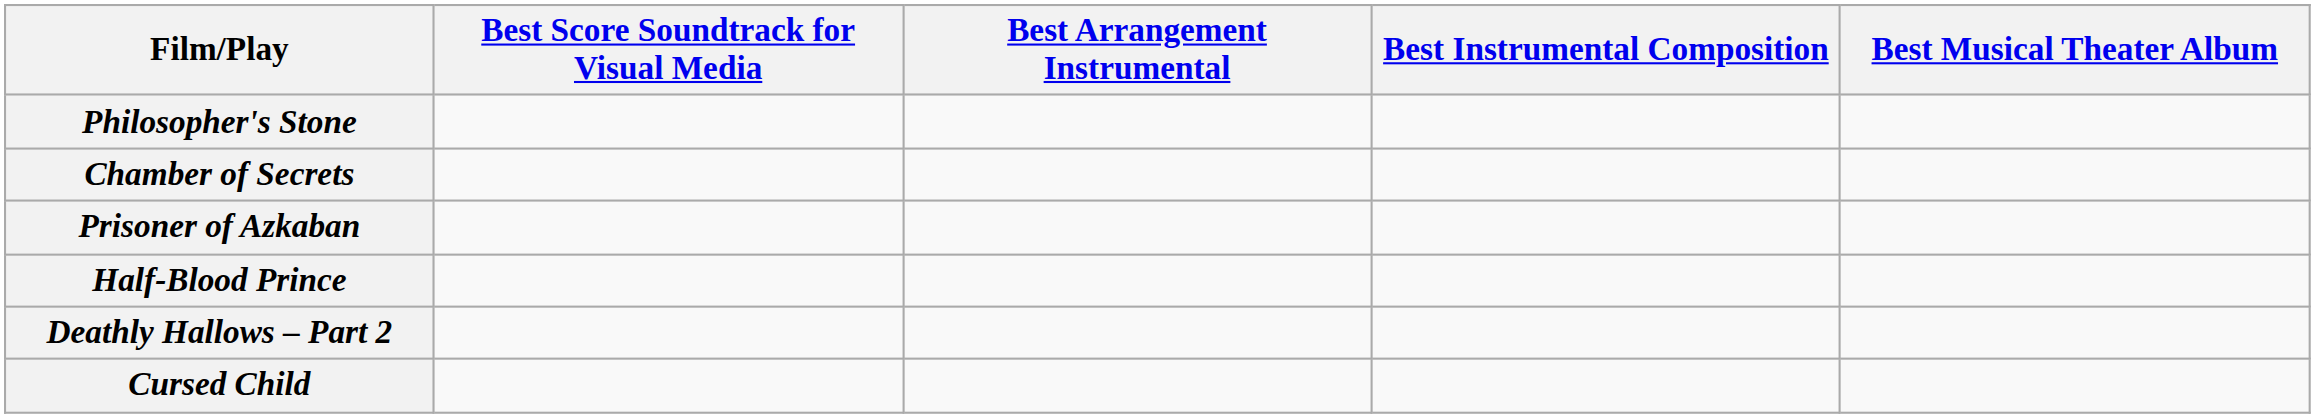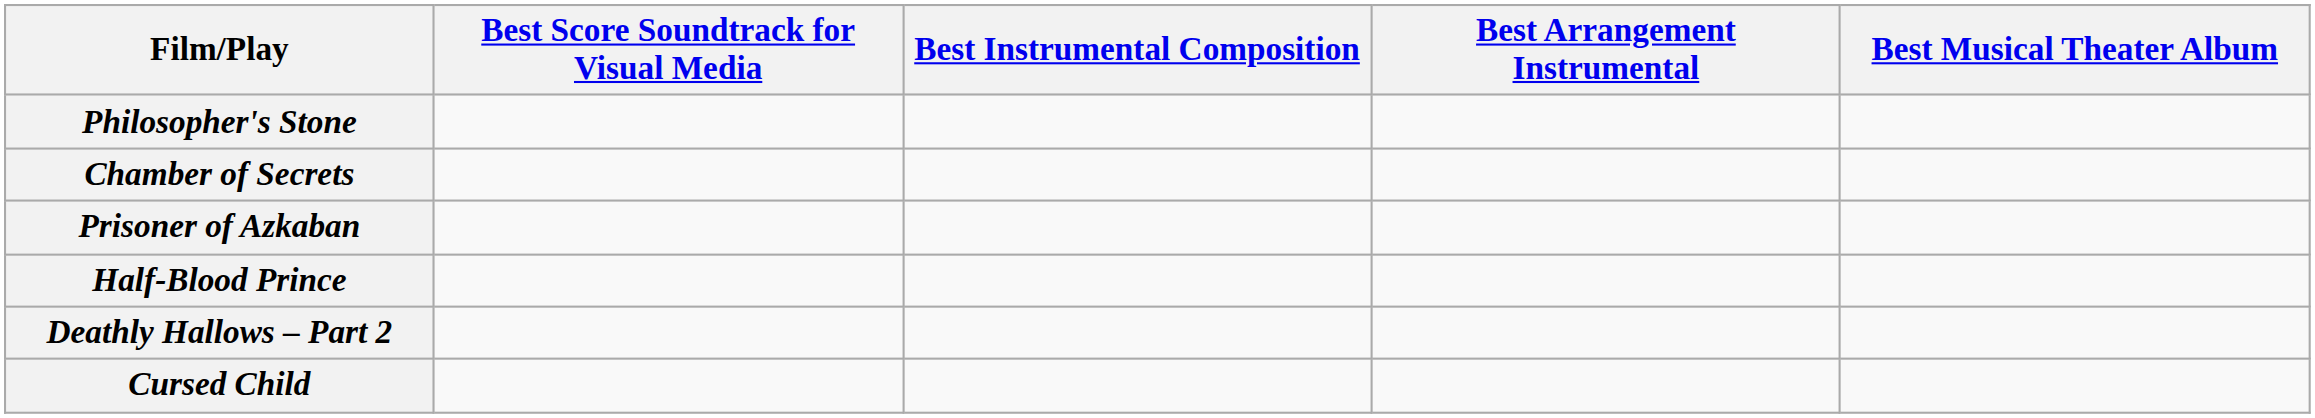columns swapped: (1606, 49) <-> (1137, 49)
